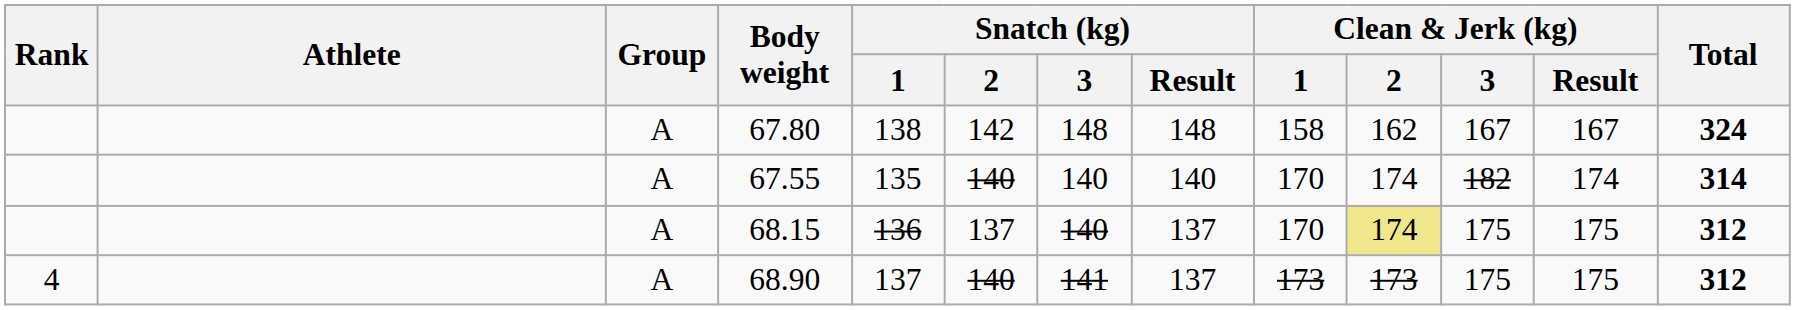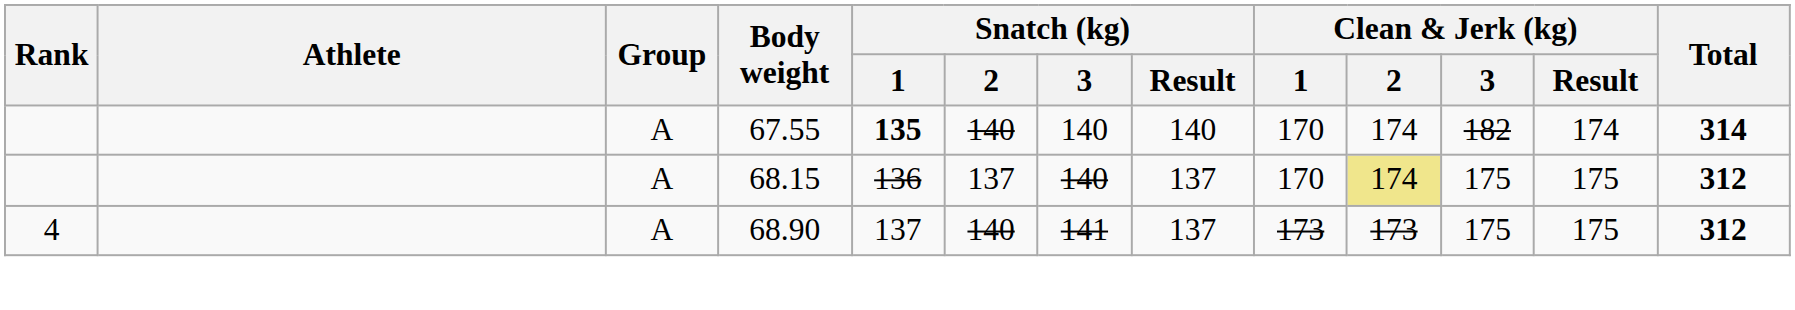- row: (785, 129)
(898, 179) normal -> (898, 129) bold
